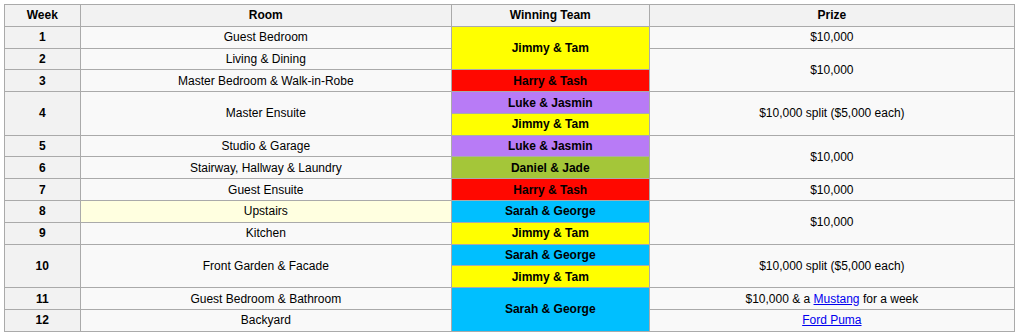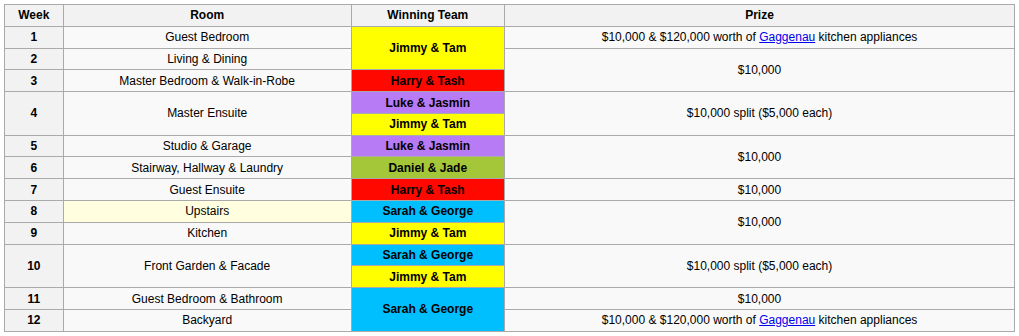(832, 37) $10,000 -> (760, 37) $10,000 & $120,000 worth of Gaggenau kitchen appliances
(832, 299) $10,000 & a Mustang for a week -> (760, 299) $10,000
(832, 320) Ford Puma -> (760, 320) $10,000 & $120,000 worth of Gaggenau kitchen appliances
